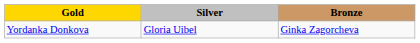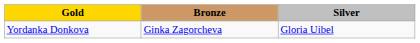columns swapped: (210, 12) <-> (346, 12)
